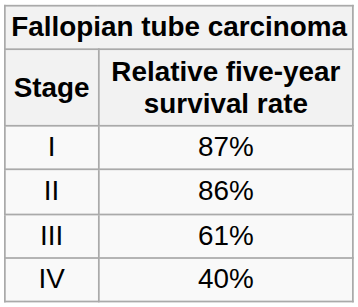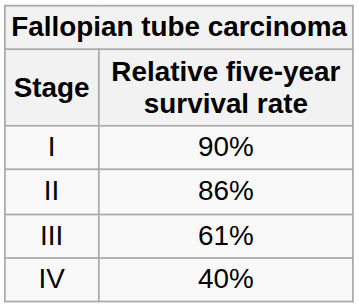(226, 147) 87% -> (226, 147) 90%
